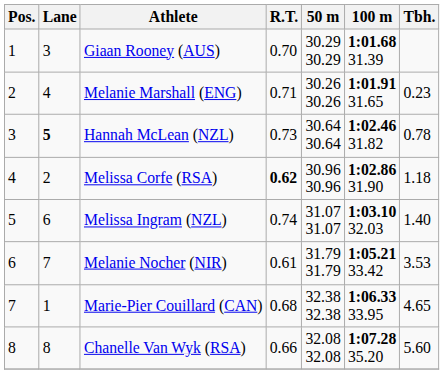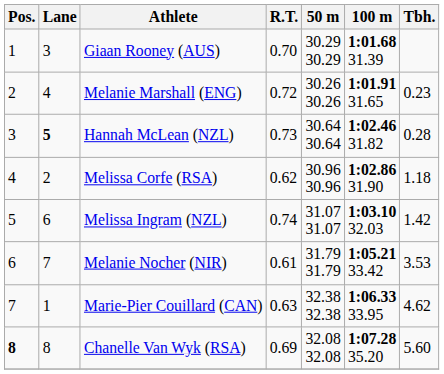(283, 93) 0.71 -> (283, 93) 0.72
(417, 135) 0.78 -> (417, 135) 0.28
(283, 178) bold -> (283, 178) normal
(417, 220) 1.40 -> (417, 220) 1.42
(283, 305) 0.68 -> (283, 305) 0.63
(417, 305) 4.65 -> (417, 305) 4.62
(12, 348) normal -> (12, 348) bold
(283, 348) 0.66 -> (283, 348) 0.69
